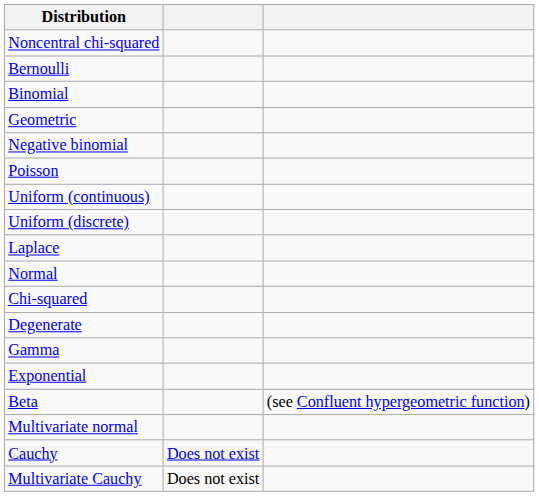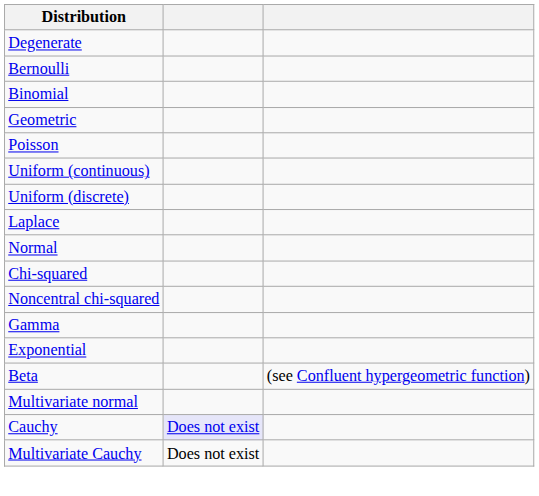rows swapped: (45, 324) <-> (84, 42)
- row: (68, 145)
(213, 453) no background -> (213, 427) lavender background
